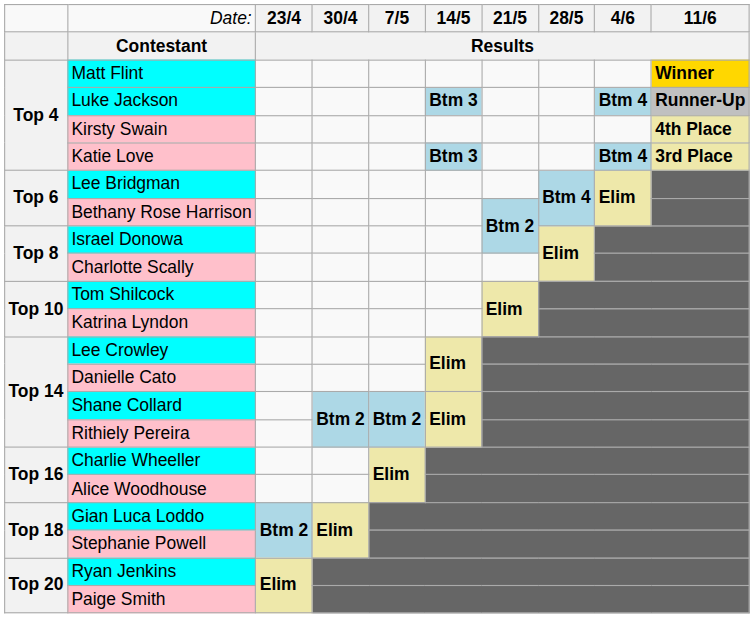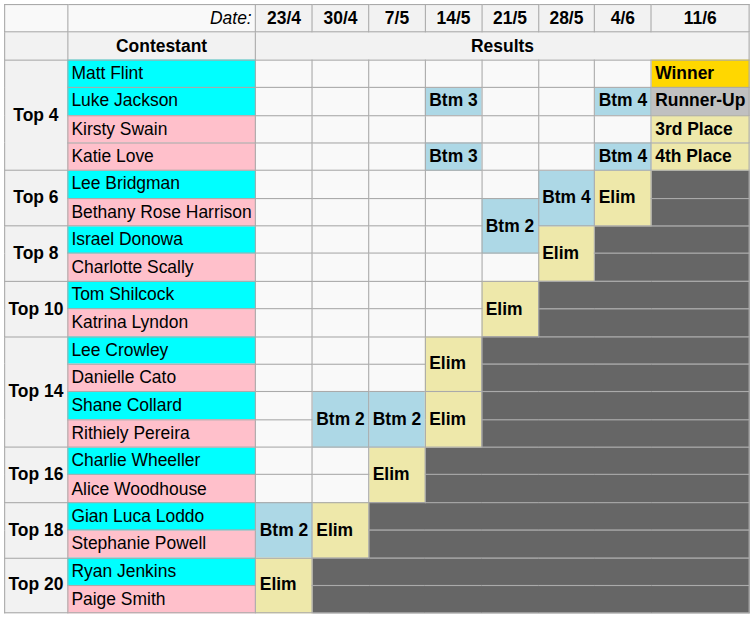(693, 128) 4th Place -> (694, 128) 3rd Place
(694, 156) 3rd Place -> (693, 156) 4th Place
